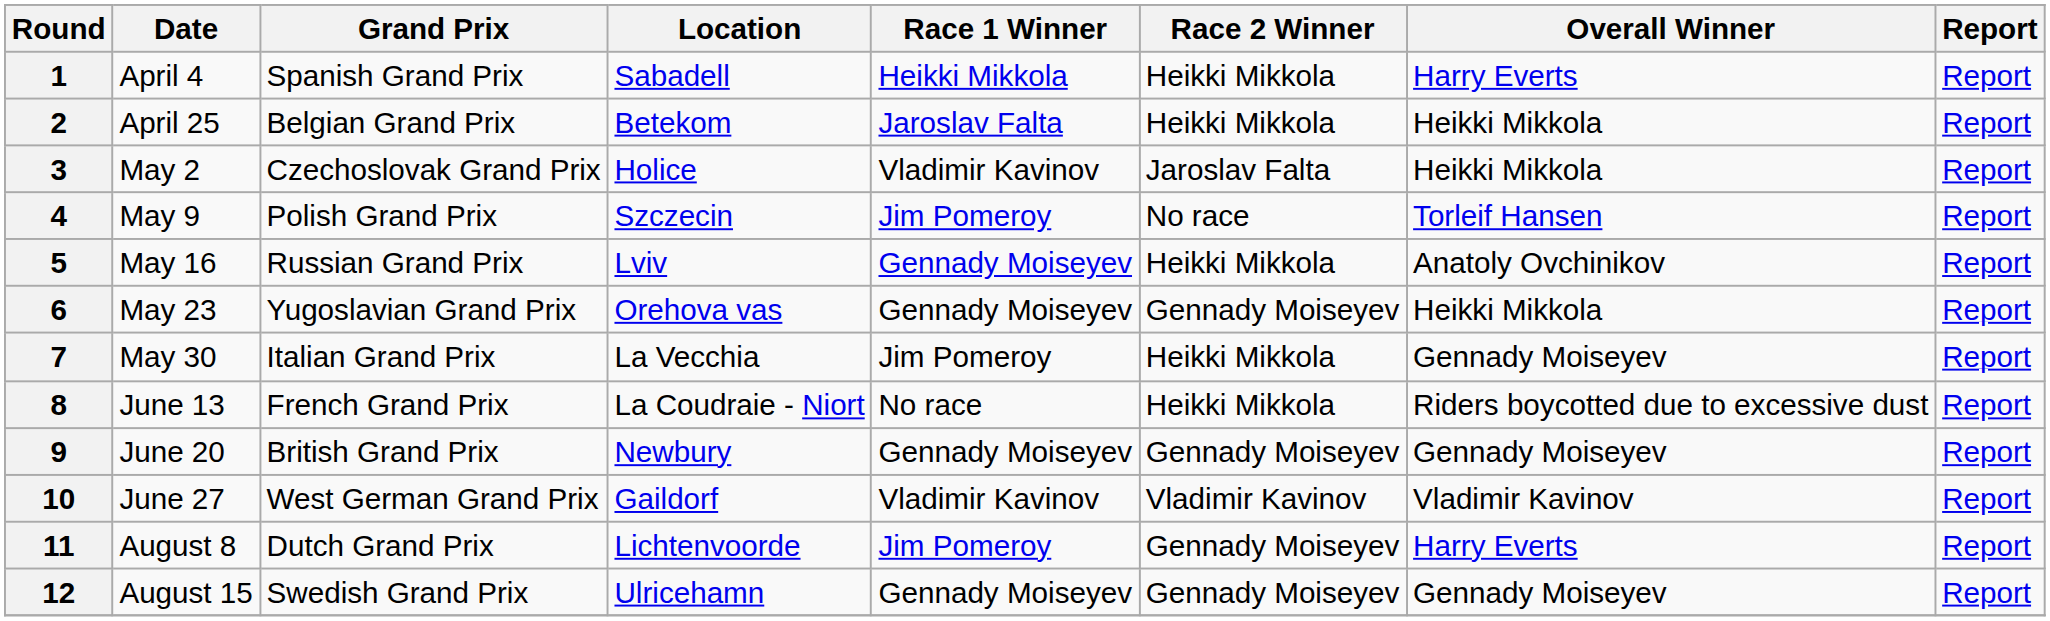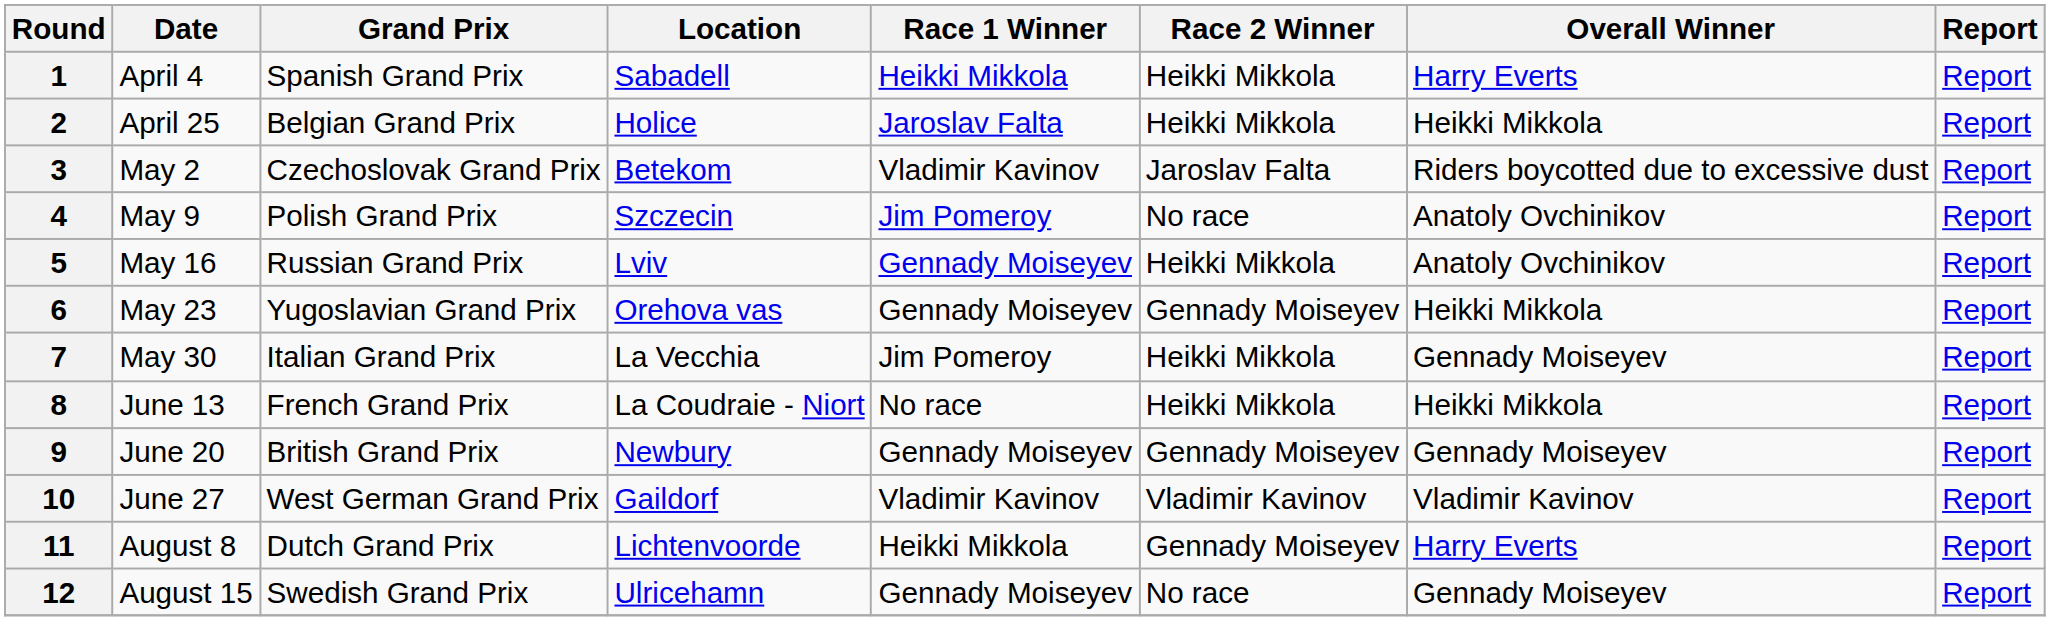(673, 122) Betekom -> (656, 122) Holice
(656, 169) Holice -> (673, 169) Betekom
(1508, 169) Heikki Mikkola -> (1671, 169) Riders boycotted due to excessive dust
(1508, 216) Torleif Hansen -> (1539, 216) Anatoly Ovchinikov
(1671, 404) Riders boycotted due to excessive dust -> (1508, 404) Heikki Mikkola
(965, 545) Jim Pomeroy -> (973, 545) Heikki Mikkola
(1273, 592) Gennady Moiseyev -> (1198, 592) No race
